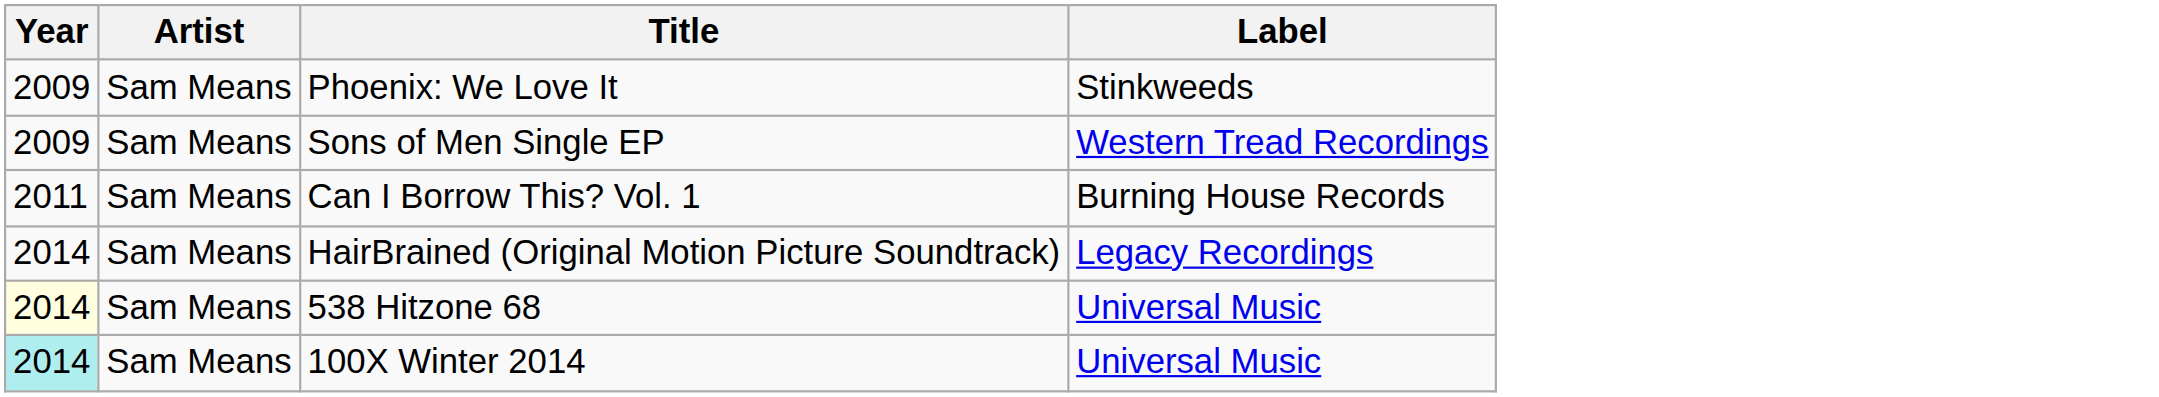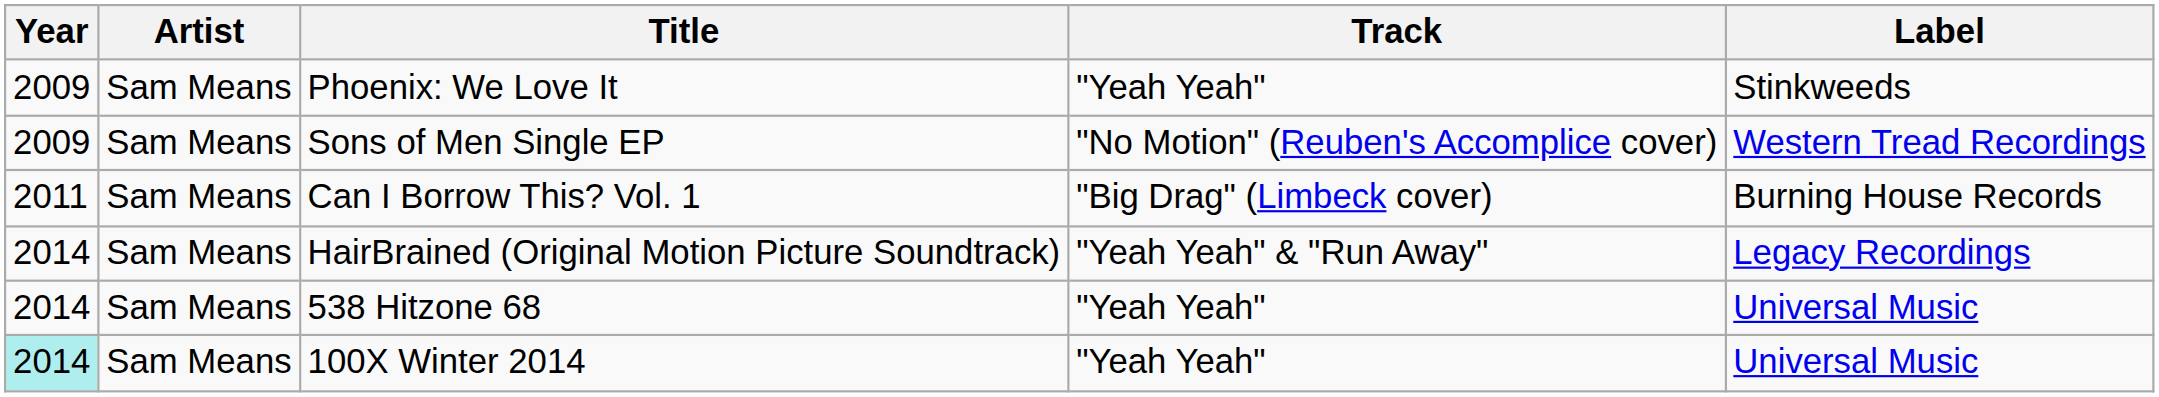+ column: (1397, 32)
(52, 307) lightyellow background -> (52, 307) no background
